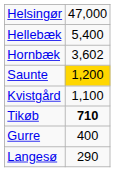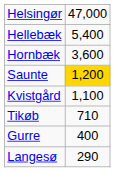(88, 55) 3,602 -> (88, 55) 3,600
(88, 116) bold -> (88, 116) normal
